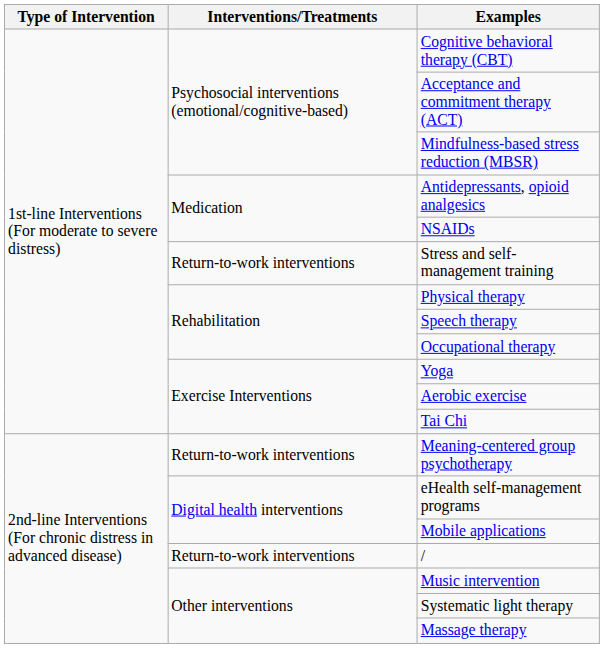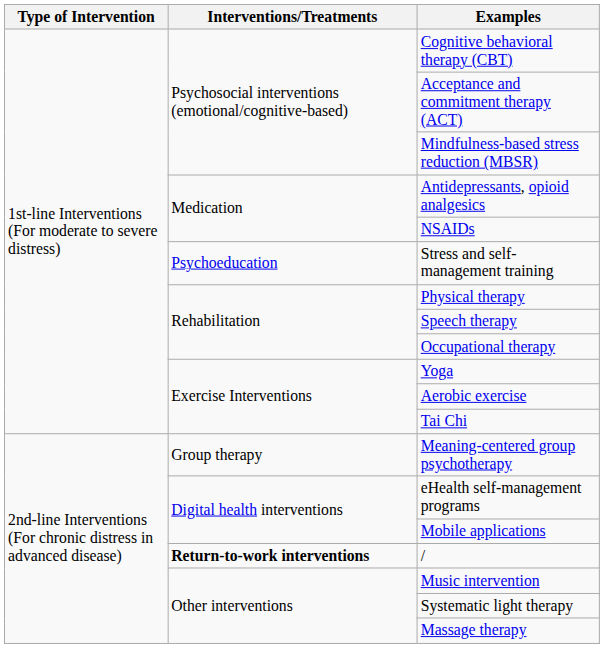(263, 263) Return-to-work interventions -> (224, 263) Psychoeducation
(263, 454) Return-to-work interventions -> (217, 454) Group therapy
(263, 555) normal -> (270, 555) bold
